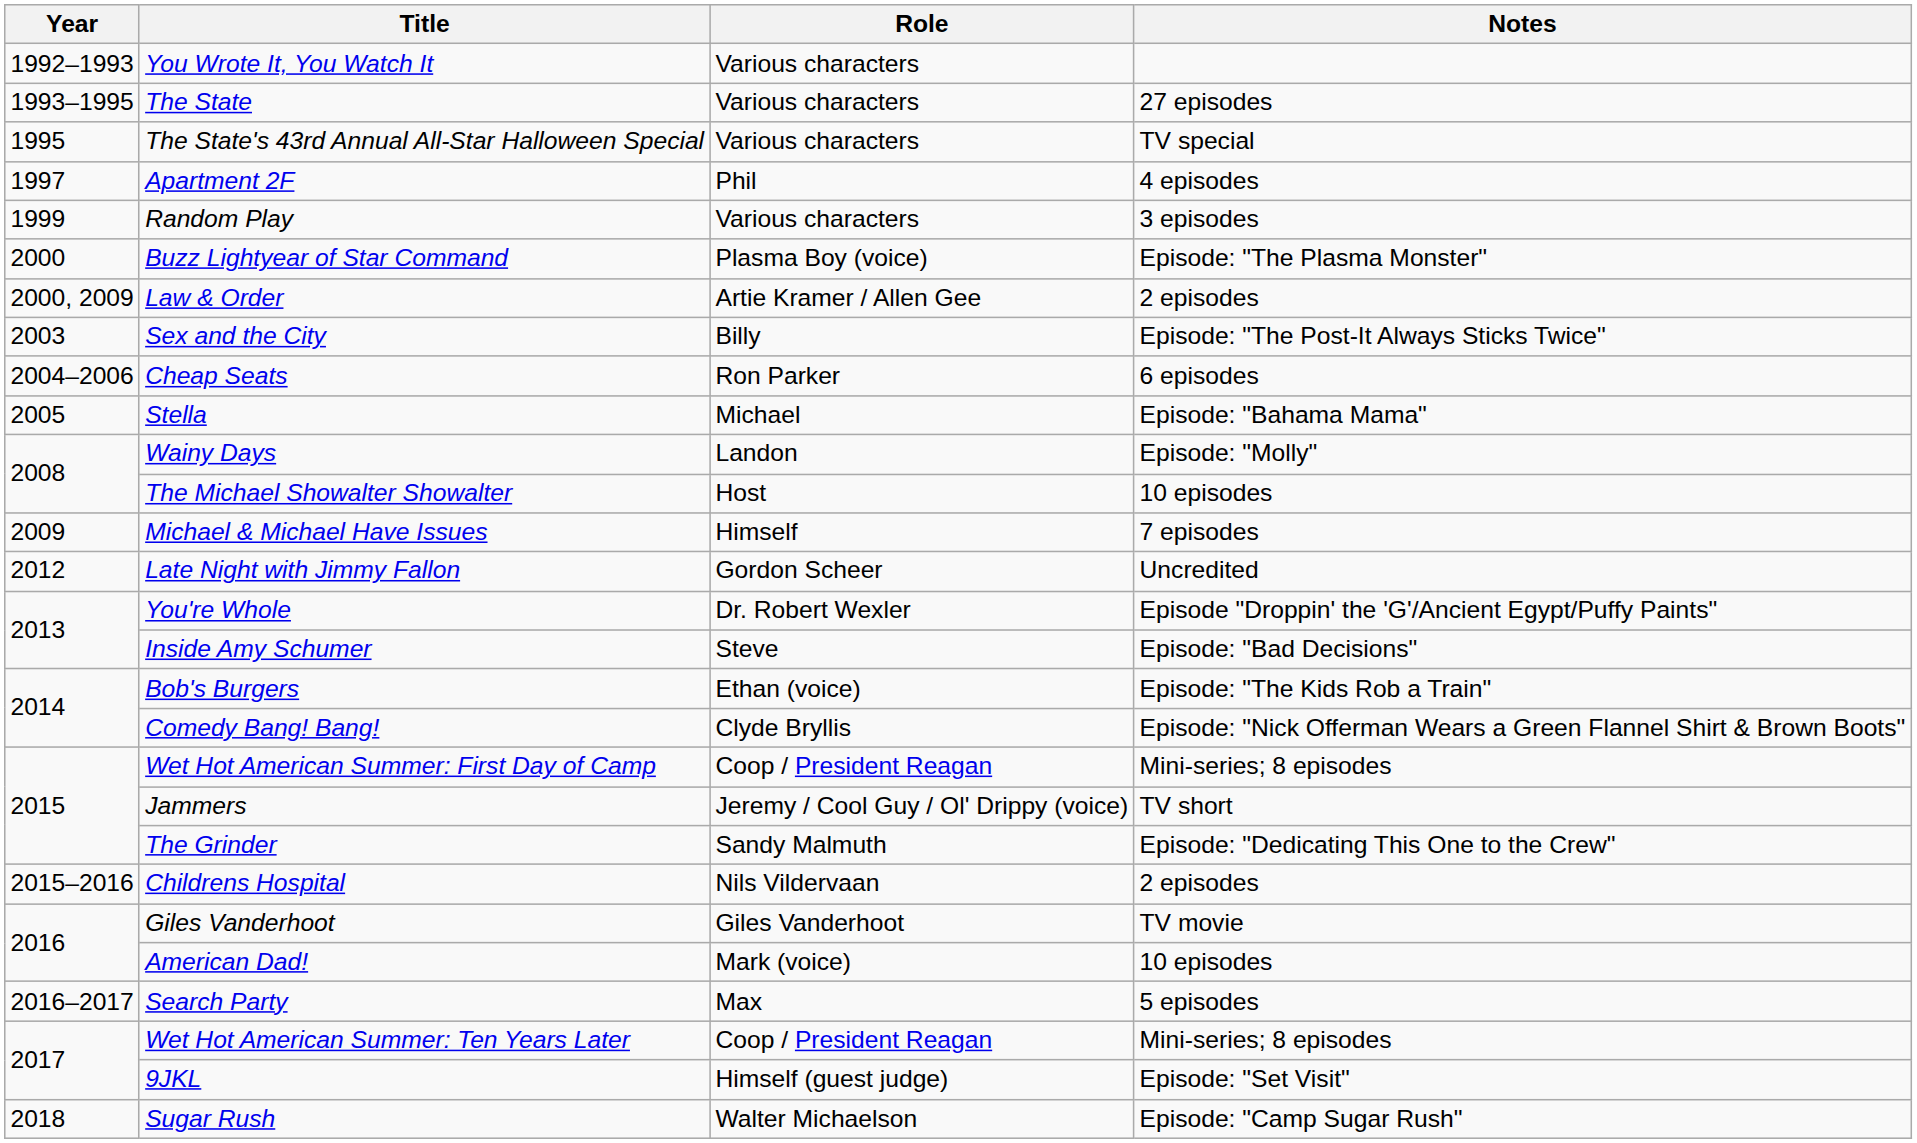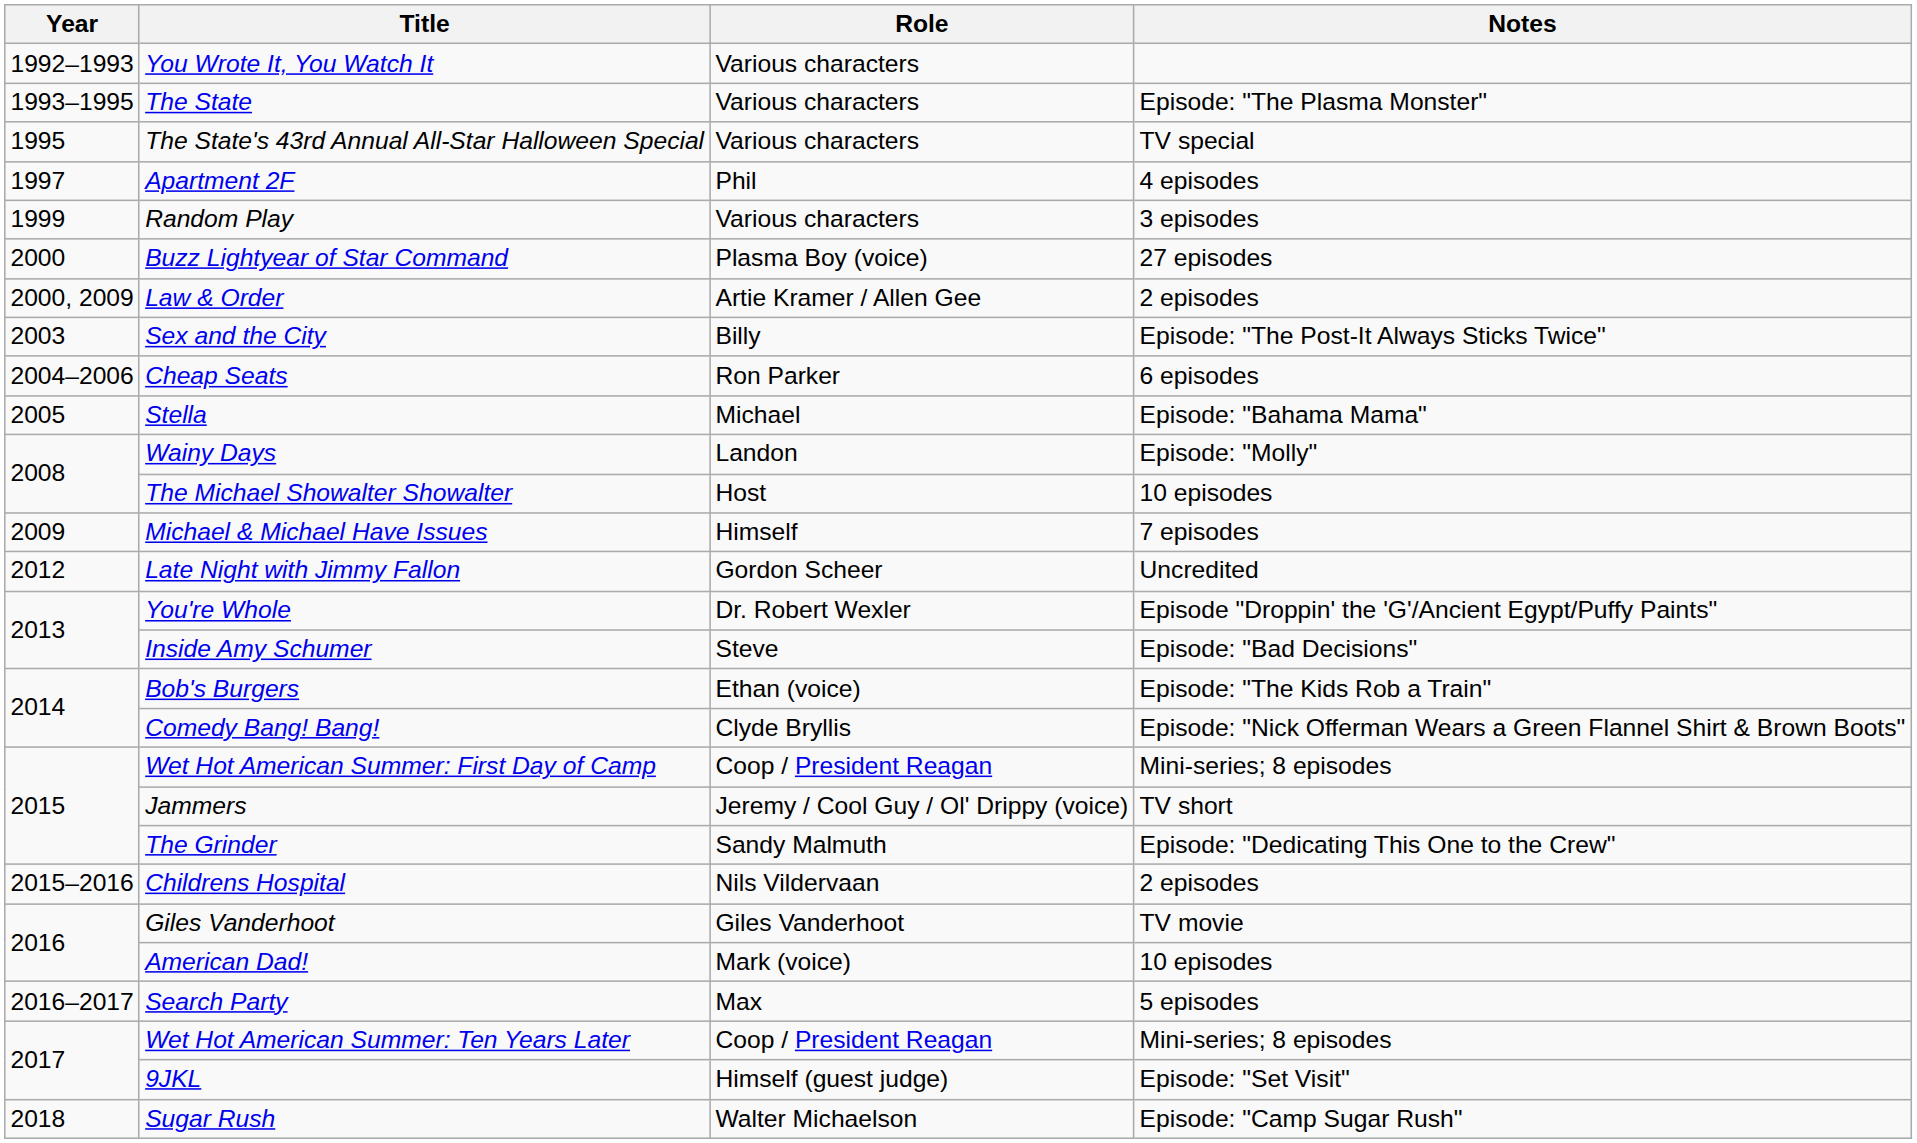(1206, 102) 27 episodes -> (1313, 102) Episode: "The Plasma Monster"
(1313, 258) Episode: "The Plasma Monster" -> (1206, 258) 27 episodes
